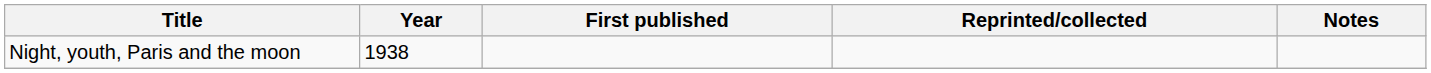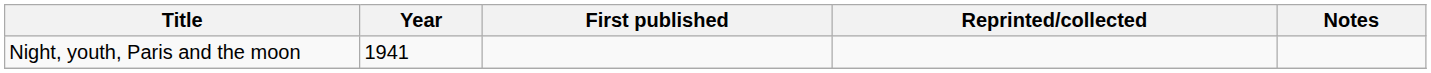(387, 52) 1938 -> (387, 52) 1941
